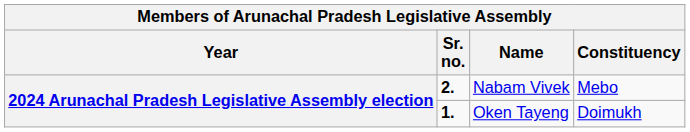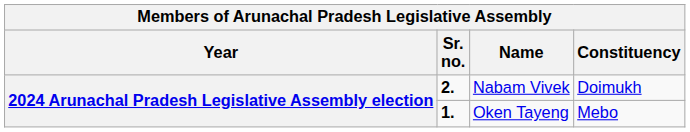(598, 87) Mebo -> (609, 87) Doimukh
(609, 113) Doimukh -> (598, 113) Mebo
